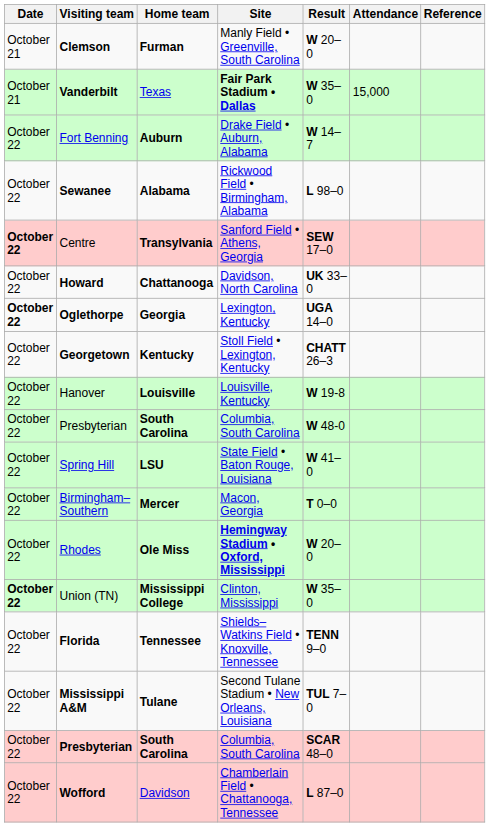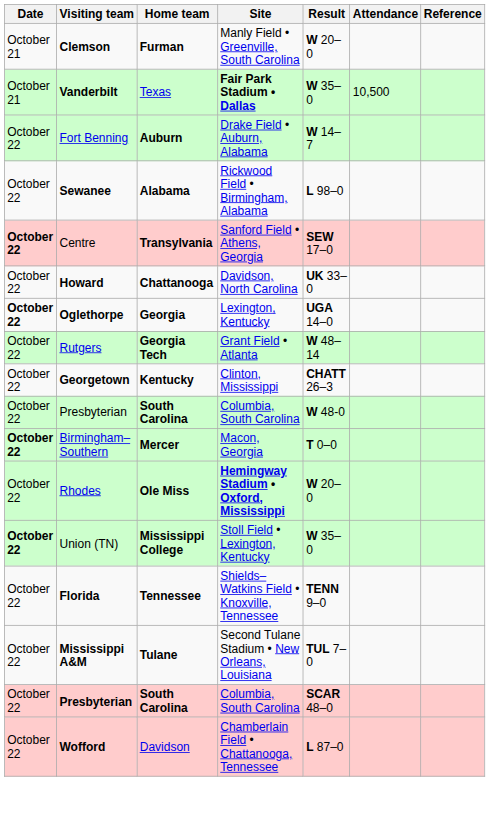(371, 92) 15,000 -> (371, 92) 10,500
+ row: (80, 347)
(250, 354) Stoll Field • Lexington, Kentucky -> (249, 380) Clinton, Mississippi
- row: (82, 393)
- row: (87, 465)
(29, 504) normal -> (30, 445) bold
(249, 596) Clinton, Mississippi -> (250, 543) Stoll Field • Lexington, Kentucky
